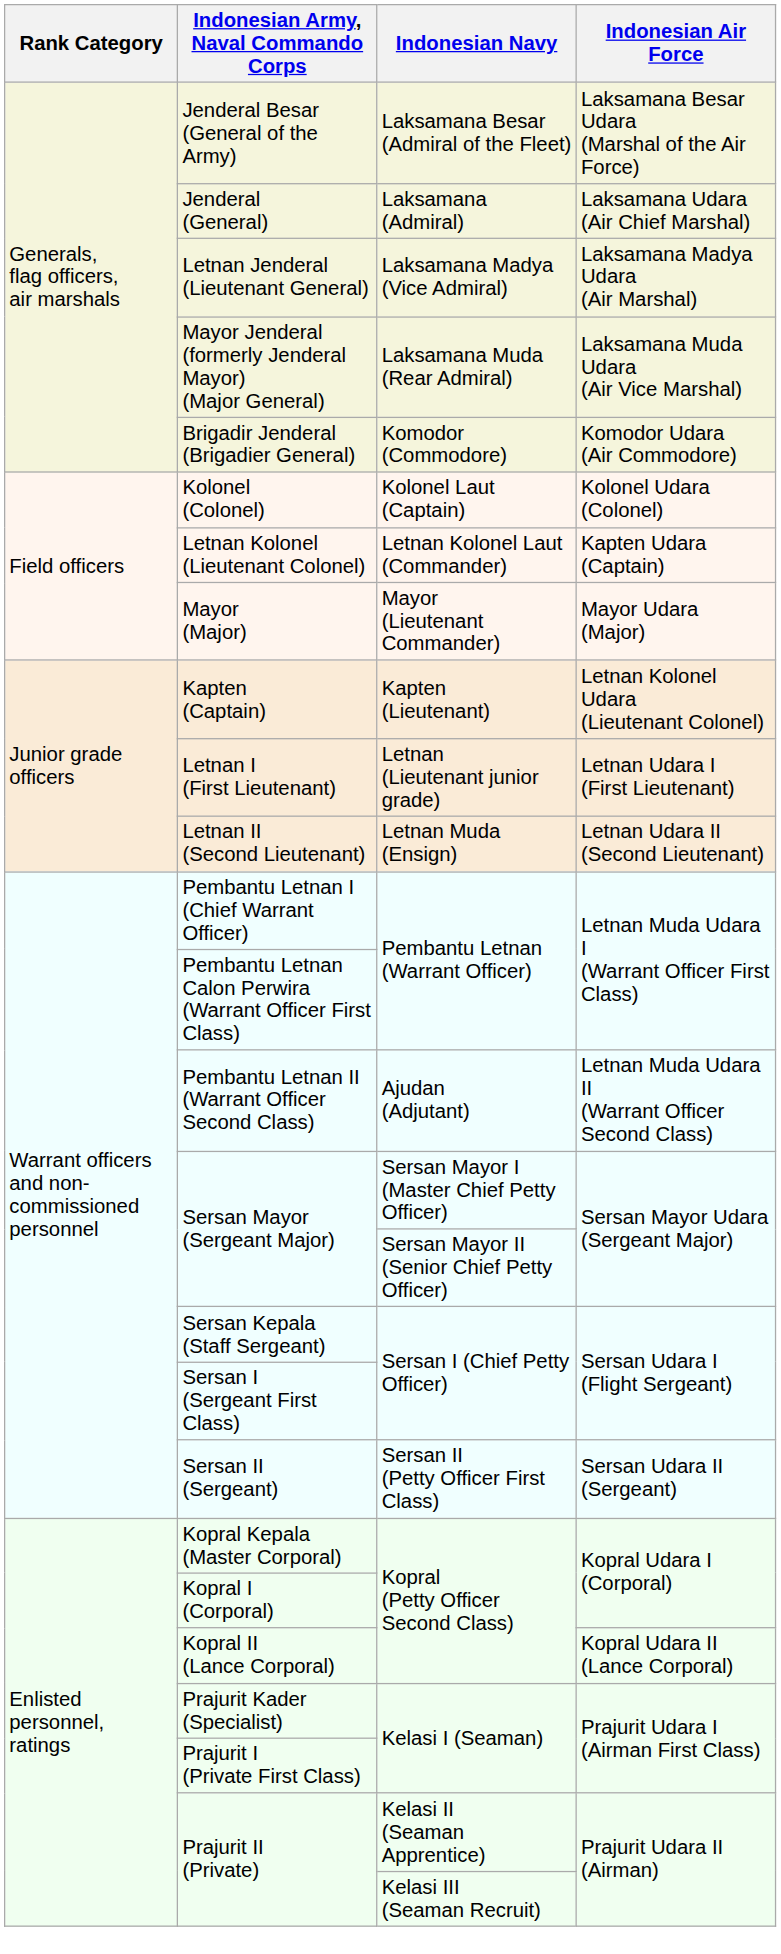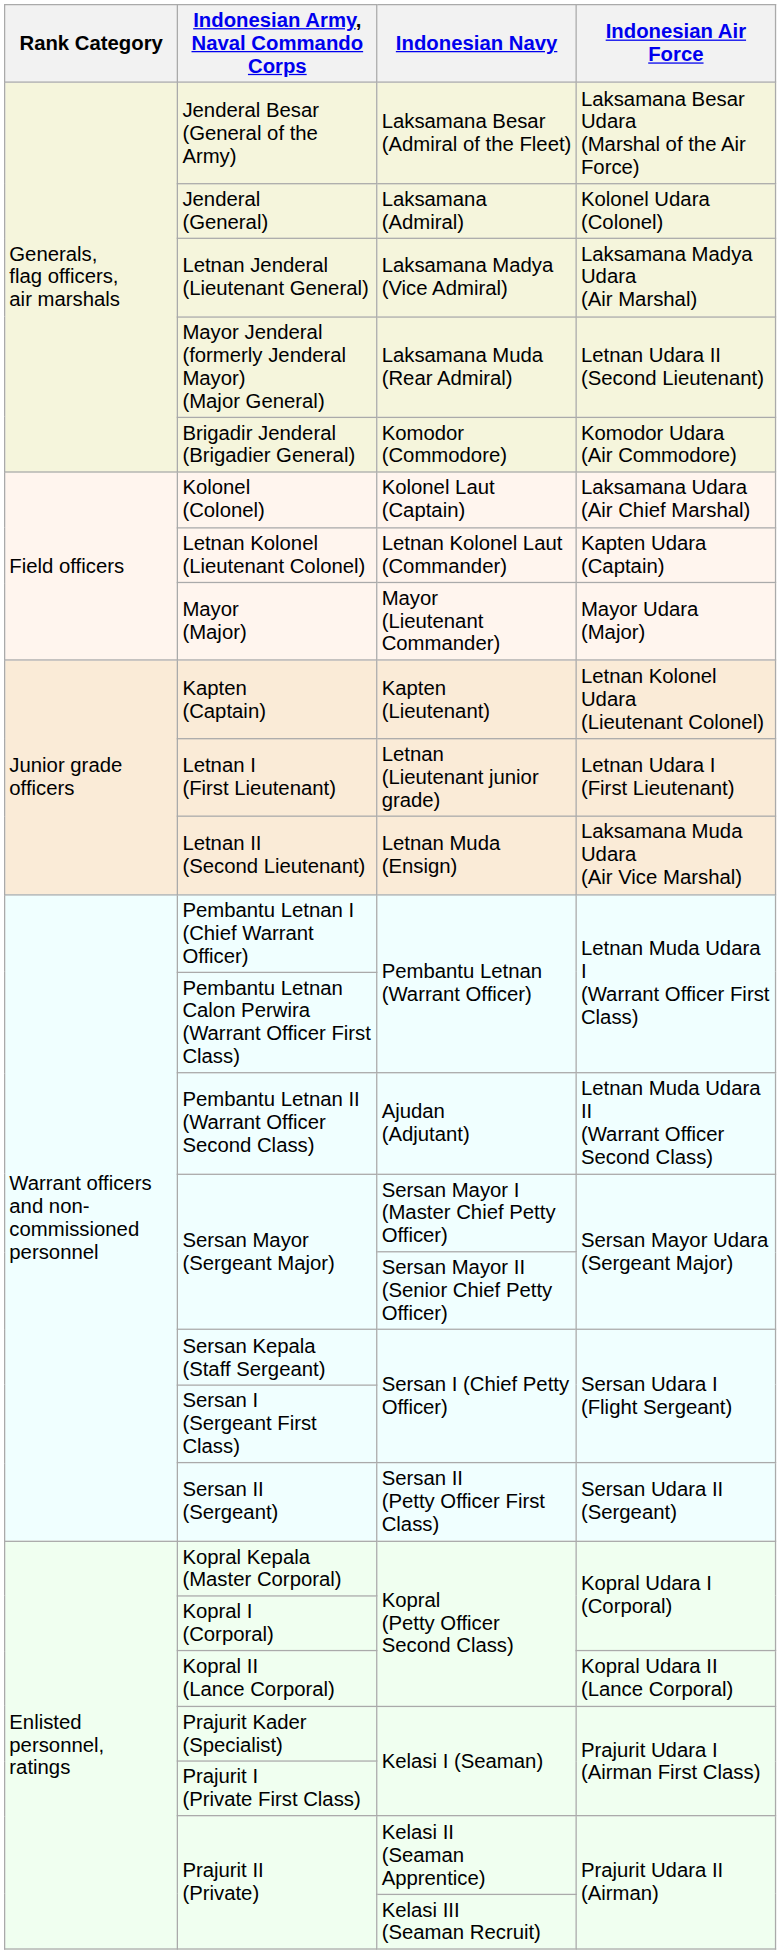(666, 210) Laksamana Udara (Air Chief Marshal) -> (645, 210) Kolonel Udara (Colonel)
(662, 366) Laksamana Muda Udara (Air Vice Marshal) -> (672, 366) Letnan Udara II (Second Lieutenant)
(645, 499) Kolonel Udara (Colonel) -> (666, 499) Laksamana Udara (Air Chief Marshal)
(672, 843) Letnan Udara II (Second Lieutenant) -> (662, 855) Laksamana Muda Udara (Air Vice Marshal)
